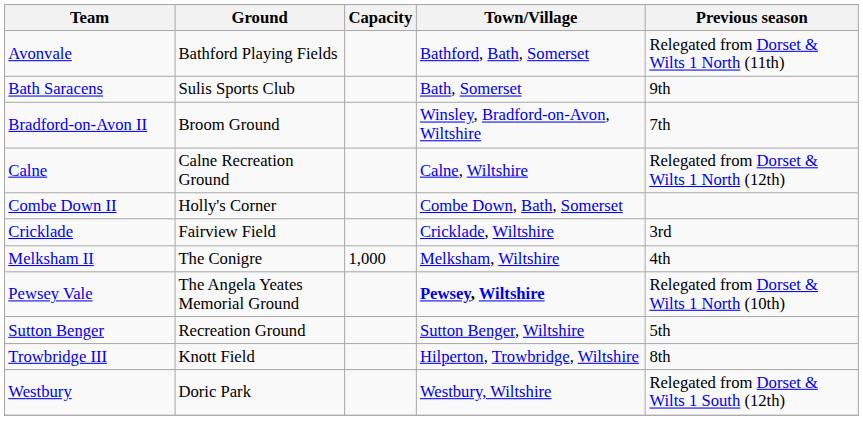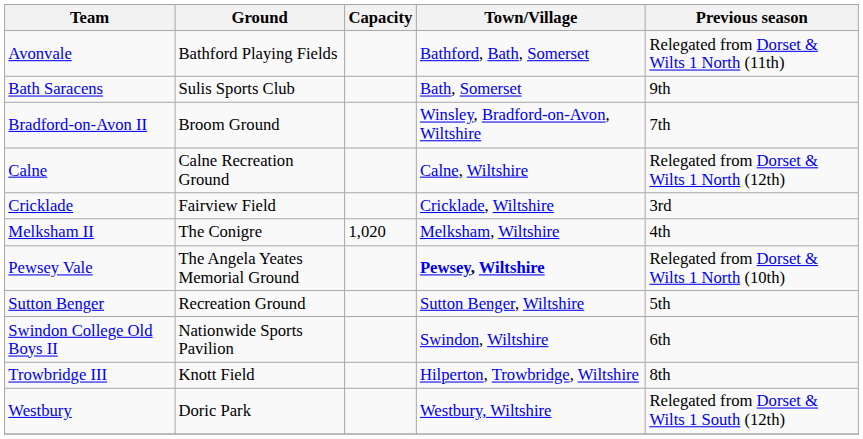- row: (62, 205)
(367, 258) 1,000 -> (367, 232) 1,020
+ row: (80, 339)
